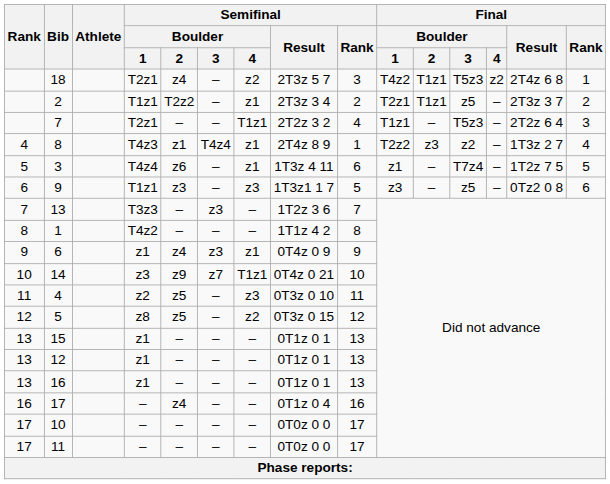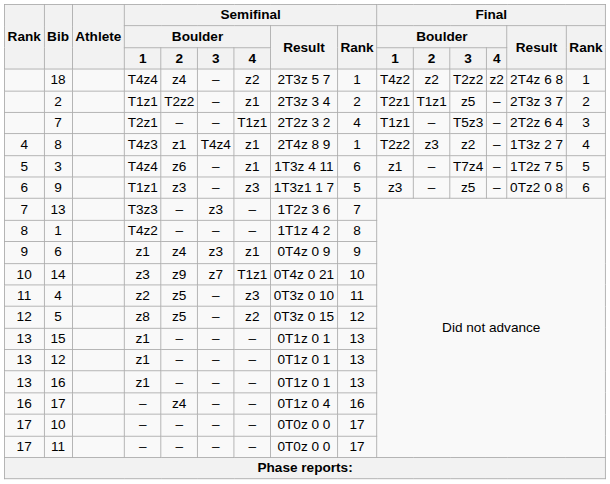(143, 79) T2z1 -> (143, 79) T4z4
(357, 79) 3 -> (357, 79) 1
(432, 79) T1z1 -> (432, 79) z2
(468, 79) T5z3 -> (468, 79) T2z2
